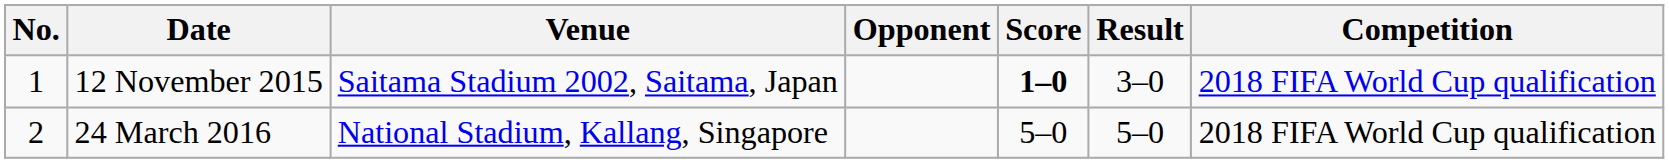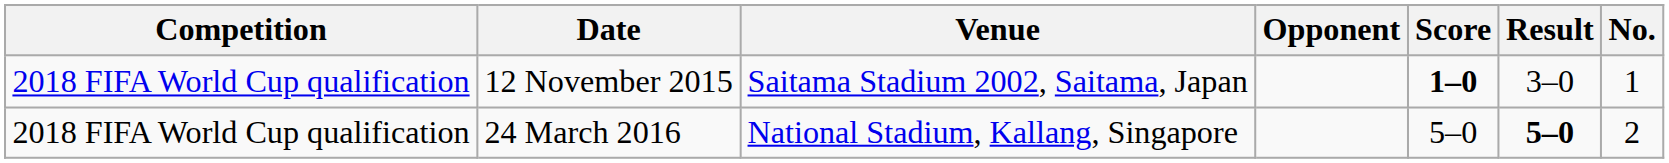columns swapped: (36, 30) <-> (1427, 30)
(1140, 132) normal -> (1550, 132) bold
